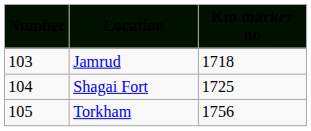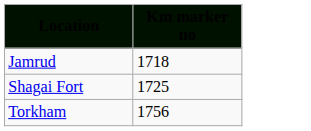- column: (37, 26)
